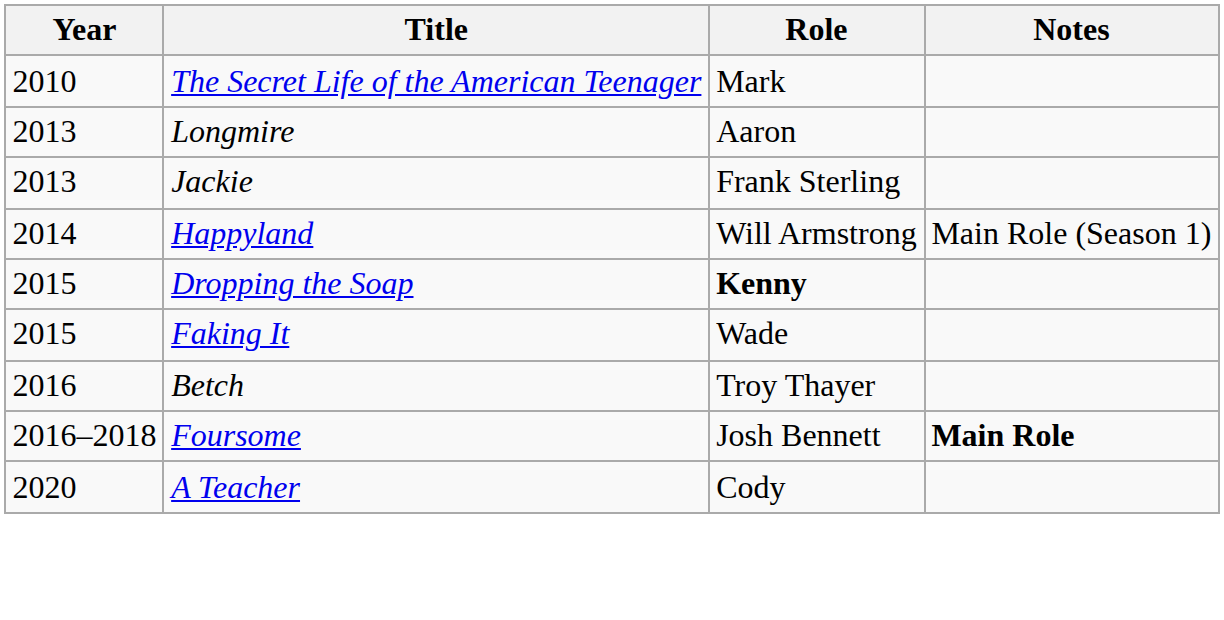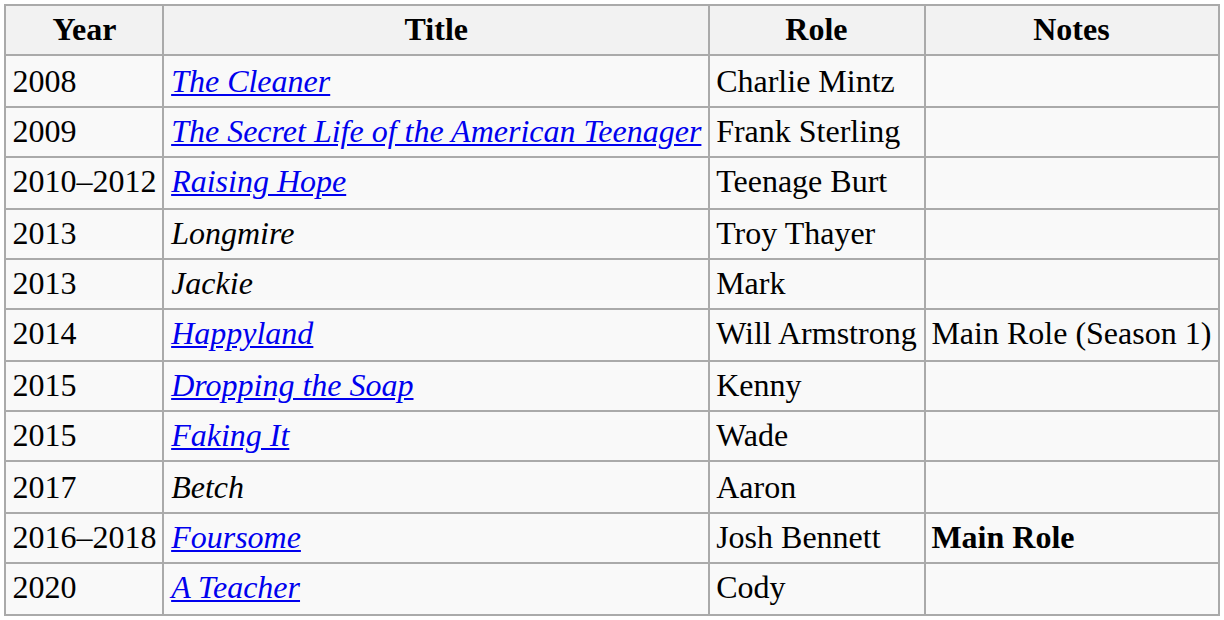+ row: (251, 80)
(44, 80) 2010 -> (44, 131) 2009
(751, 80) Mark -> (808, 131) Frank Sterling
+ row: (259, 182)
(756, 131) Aaron -> (796, 232) Troy Thayer
(808, 182) Frank Sterling -> (751, 283) Mark
(762, 283) bold -> (759, 385) normal
(44, 385) 2016 -> (44, 486) 2017
(796, 385) Troy Thayer -> (756, 486) Aaron
